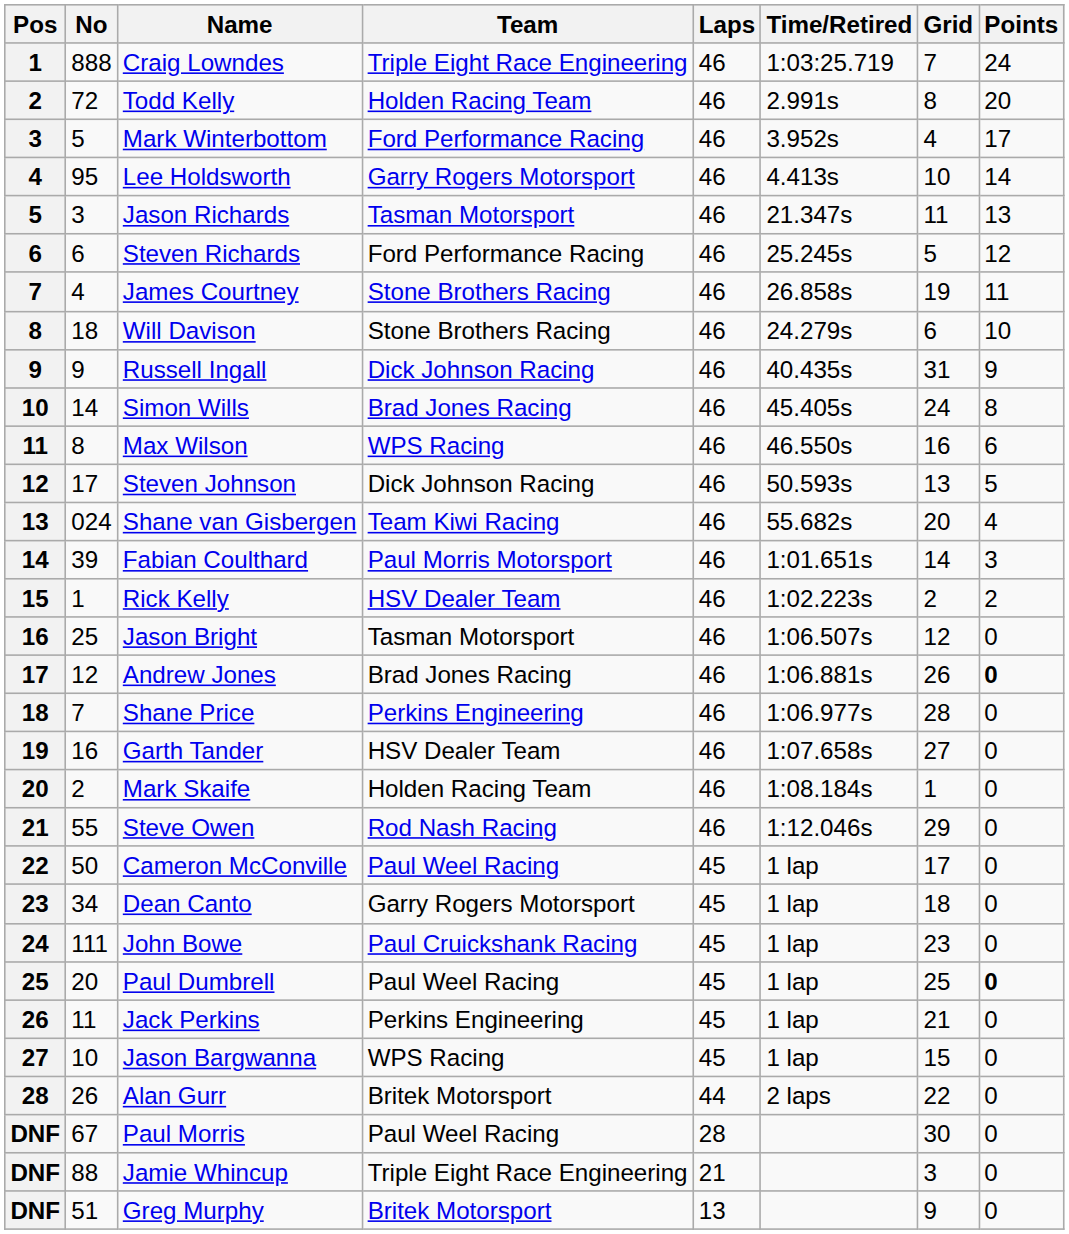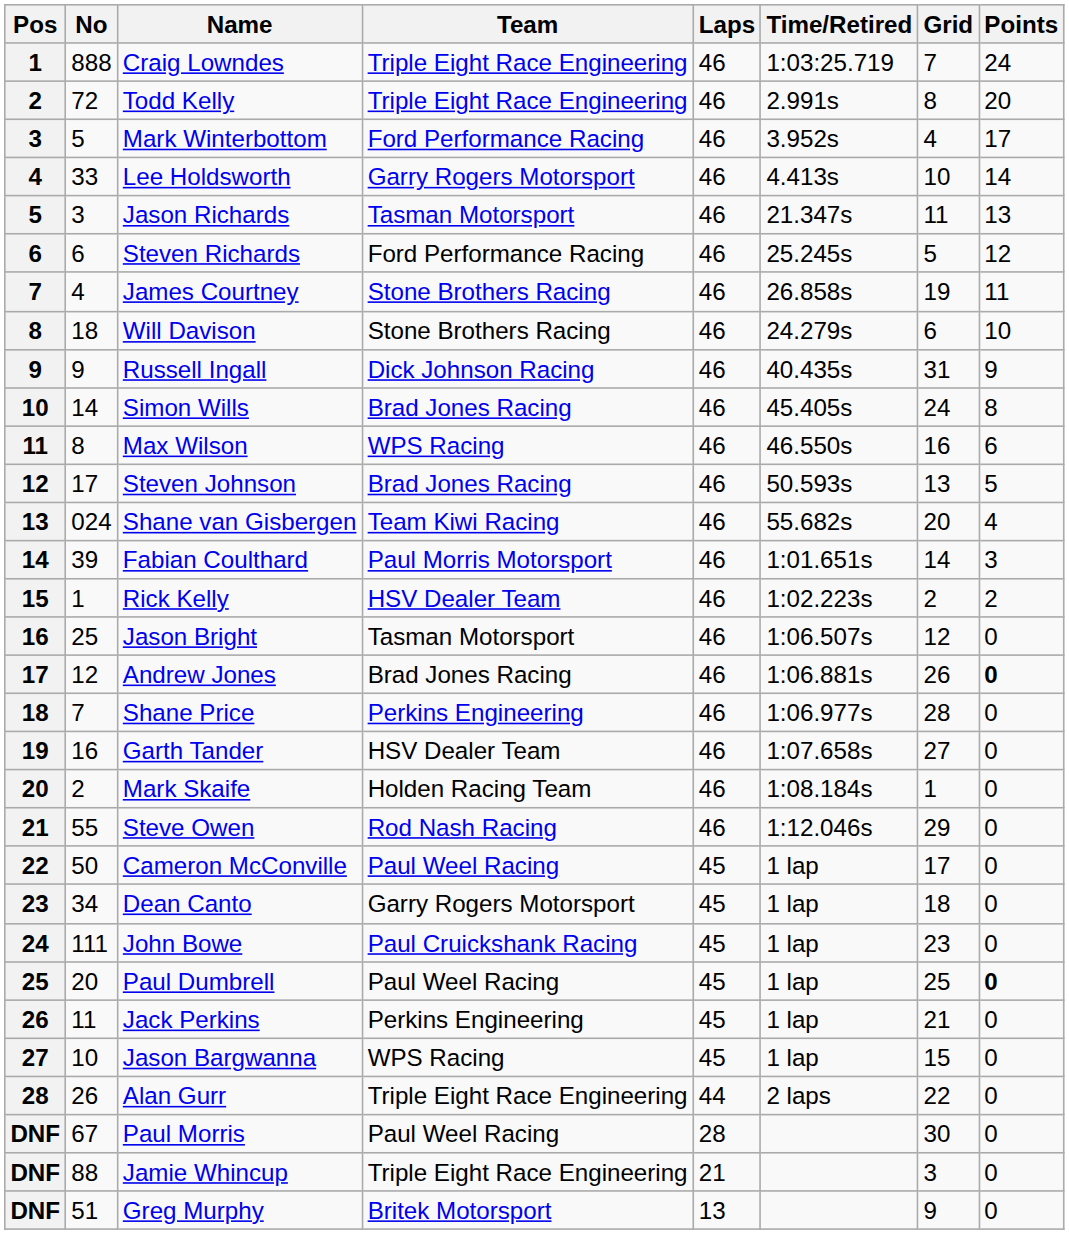(480, 101) Holden Racing Team -> (528, 101) Triple Eight Race Engineering
(85, 177) 95 -> (85, 177) 33
(481, 483) Dick Johnson Racing -> (470, 483) Brad Jones Racing
(460, 1095) Britek Motorsport -> (528, 1095) Triple Eight Race Engineering
